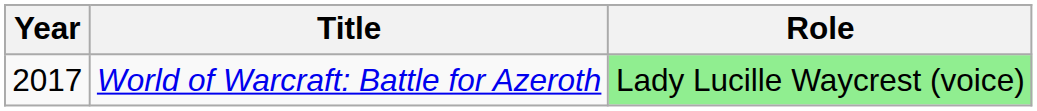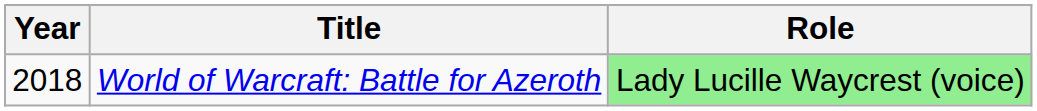(47, 79) 2017 -> (47, 79) 2018
